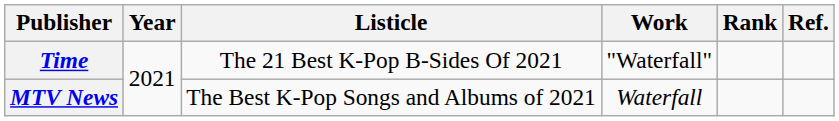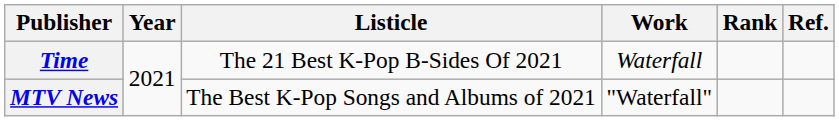(659, 60) "Waterfall" -> (659, 60) Waterfall
(659, 97) Waterfall -> (659, 97) "Waterfall"
